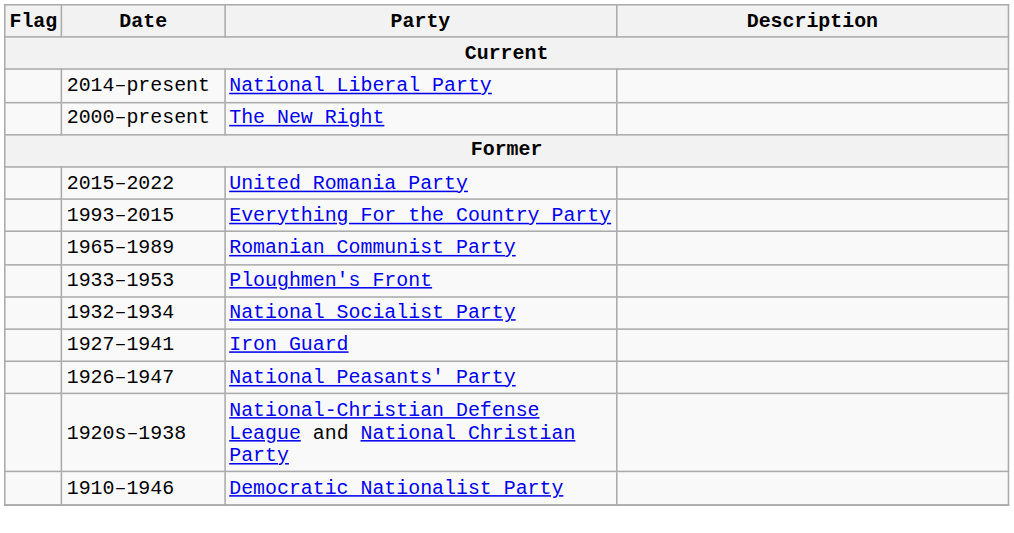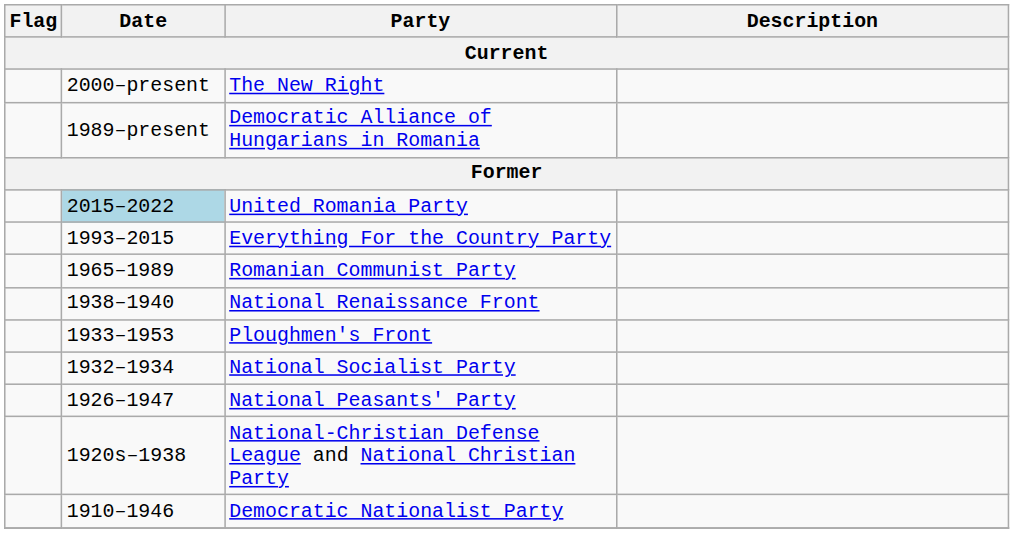- row: (361, 86)
+ row: (361, 130)
(120, 183) no background -> (120, 206) lightblue background
+ row: (384, 303)
- row: (289, 345)
